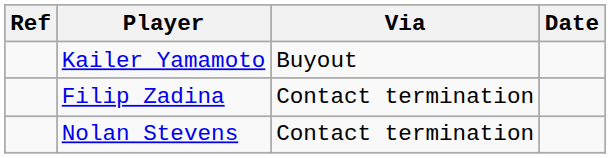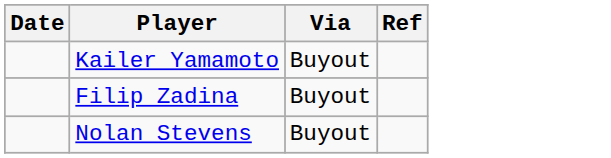columns swapped: (572, 23) <-> (31, 23)
(405, 97) Contact termination -> (330, 97) Buyout
(405, 134) Contact termination -> (330, 134) Buyout
